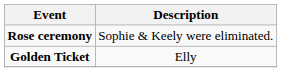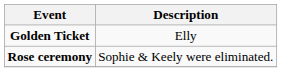rows swapped: (50, 56) <-> (50, 35)
